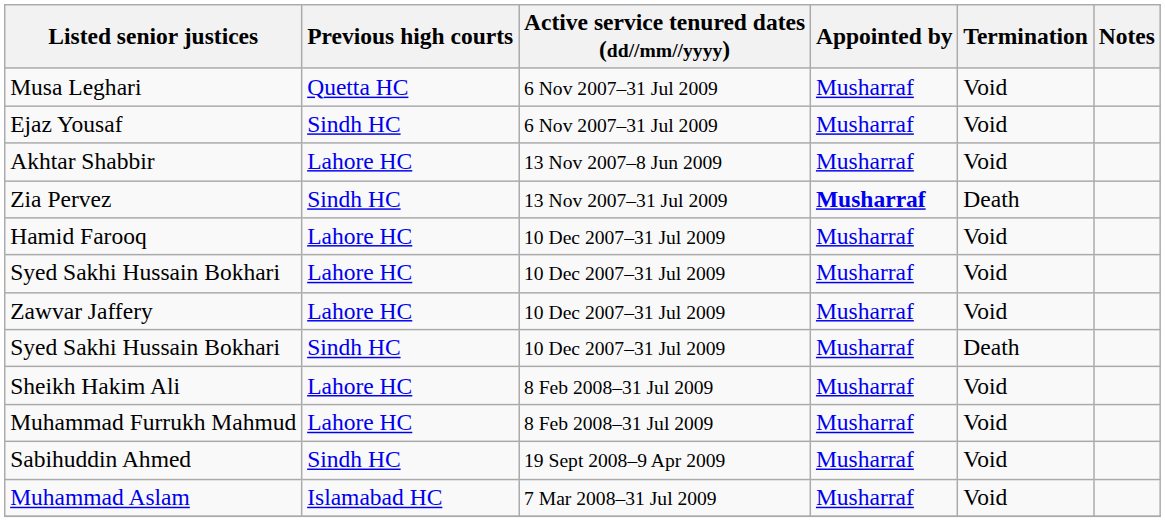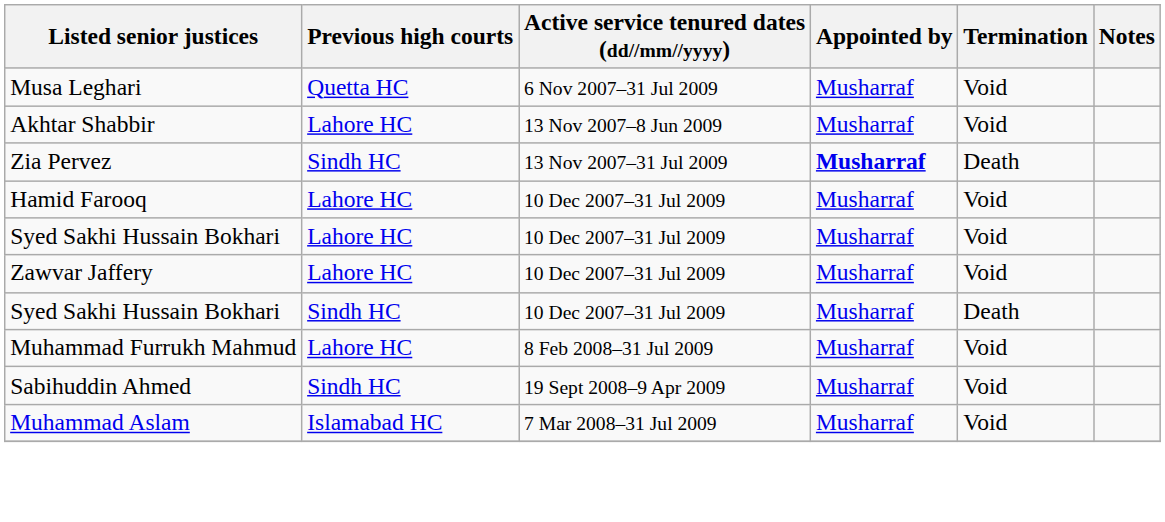- row: (66, 124)
- row: (95, 385)
